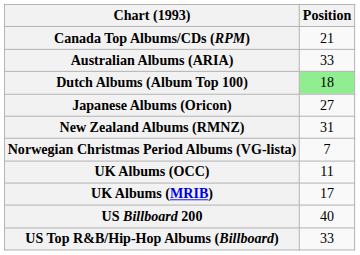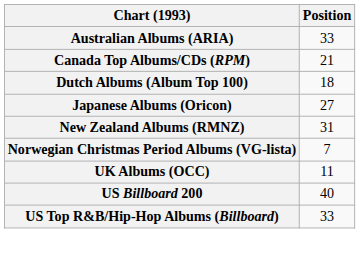rows swapped: (152, 60) <-> (152, 37)
(327, 82) lightgreen background -> (327, 82) no background
- row: (152, 194)
